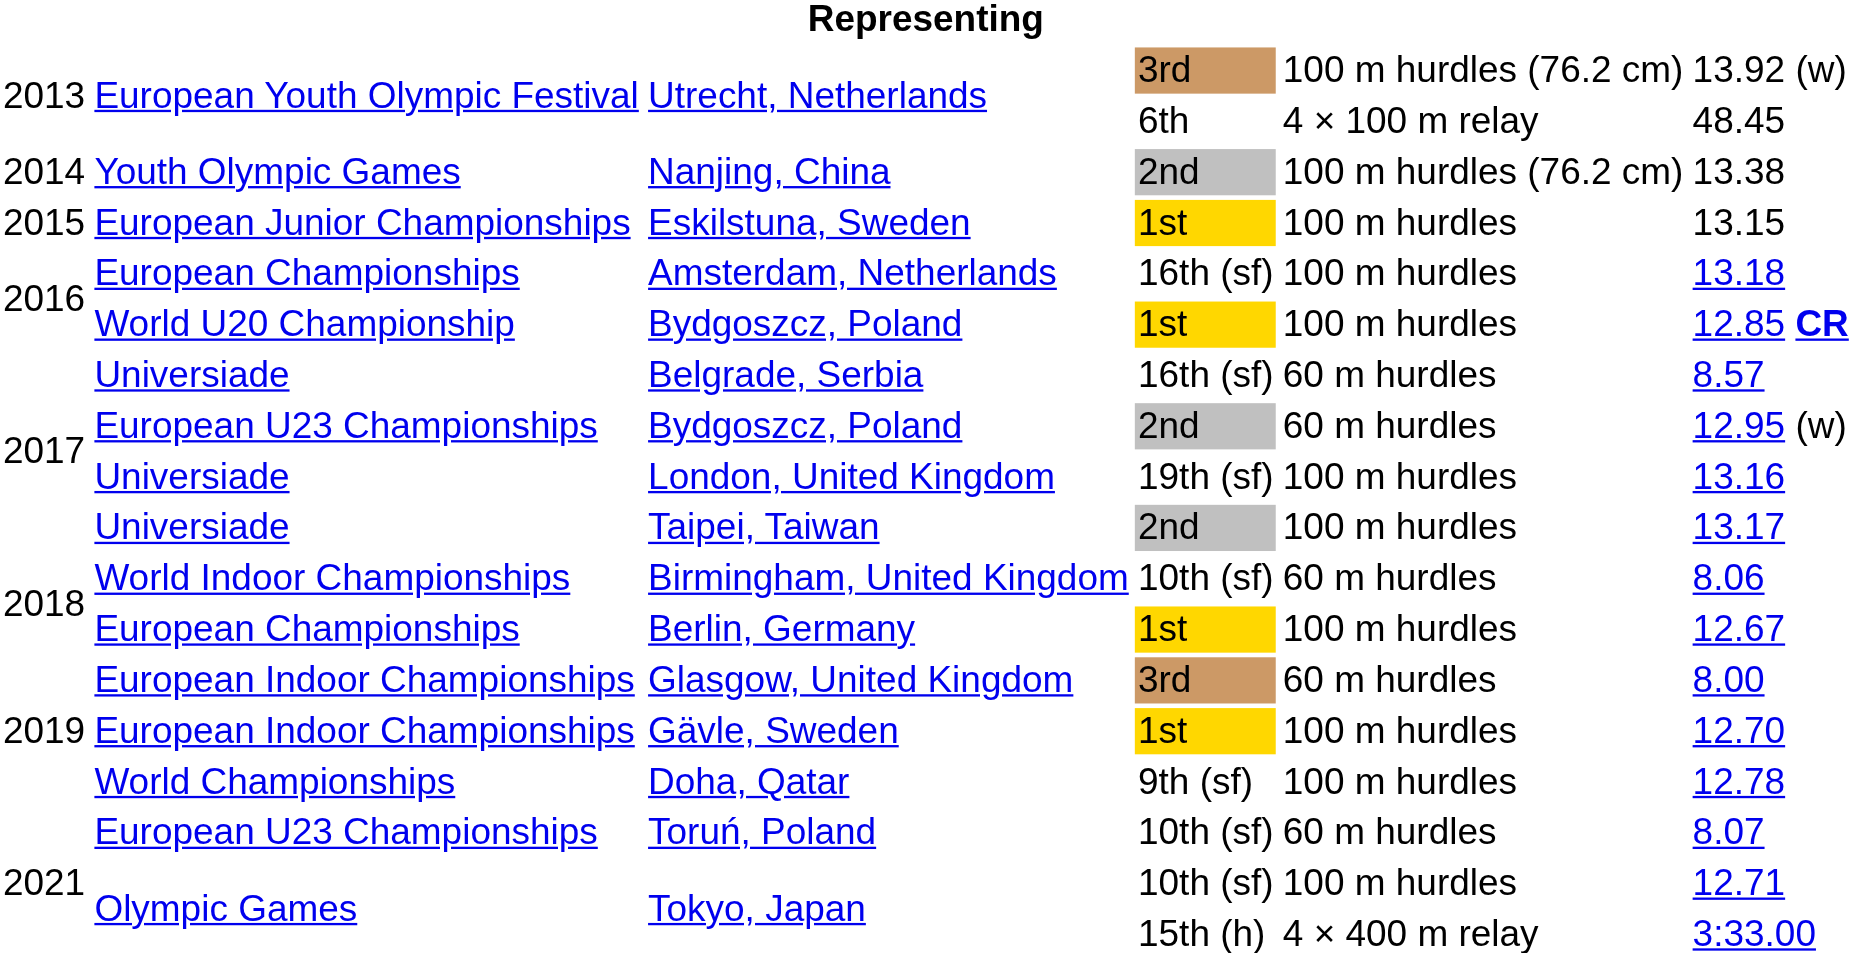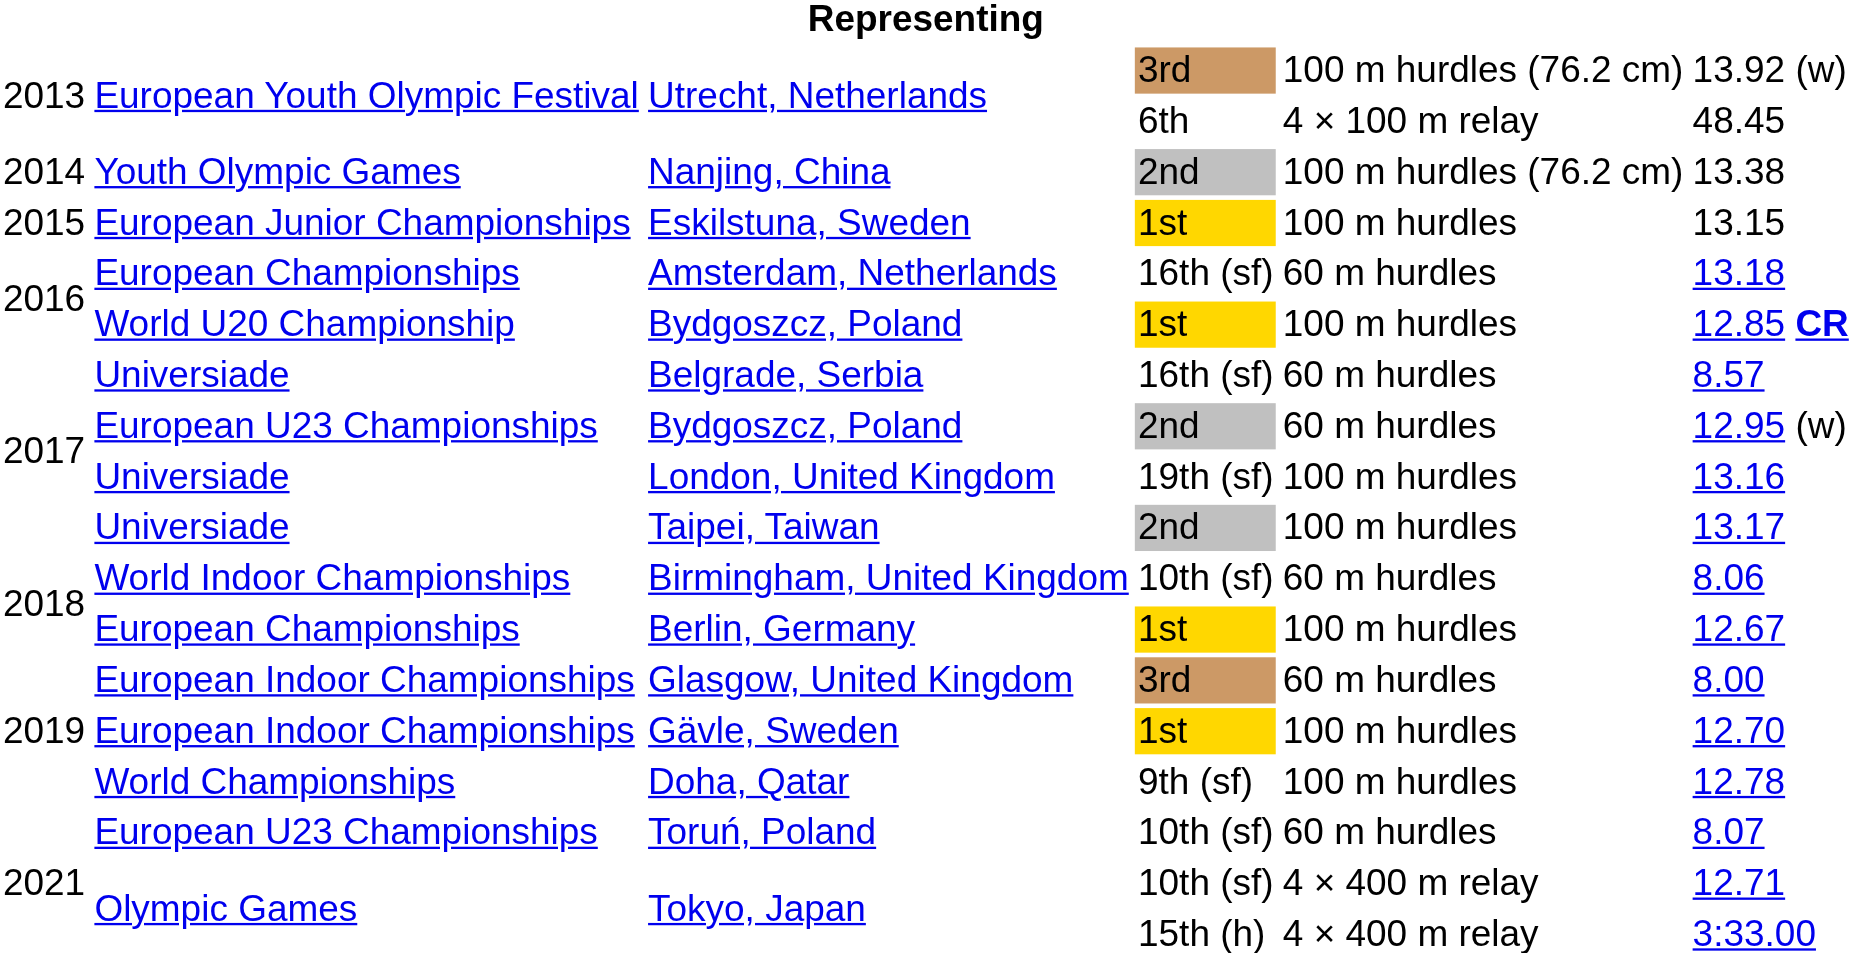(1400, 273) 100 m hurdles -> (1390, 273) 60 m hurdles
(1400, 883) 100 m hurdles -> (1411, 883) 4 × 400 m relay
